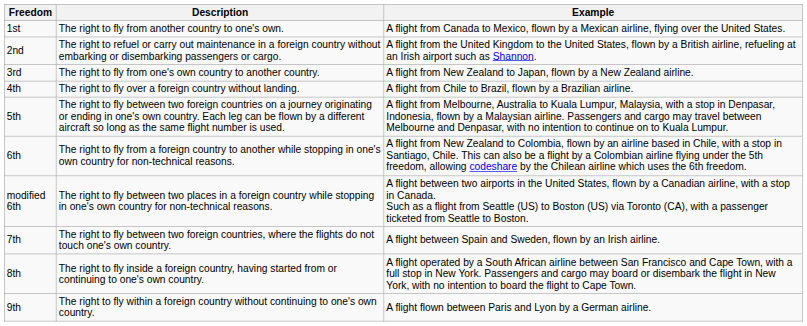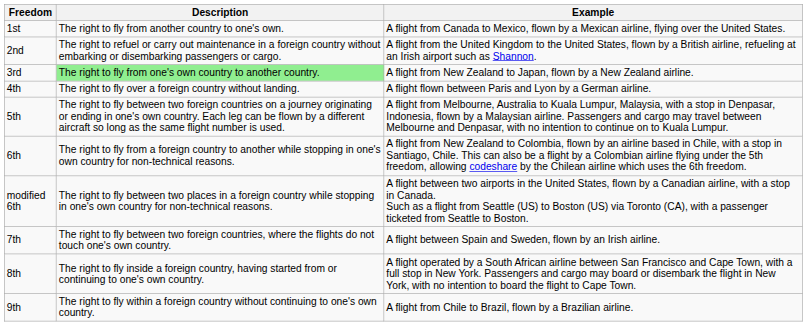(189, 72) no background -> (189, 72) lightgreen background
(510, 89) A flight from Chile to Brazil, flown by a Brazilian airline. -> (519, 89) A flight flown between Paris and Lyon by a German airline.
(519, 307) A flight flown between Paris and Lyon by a German airline. -> (510, 307) A flight from Chile to Brazil, flown by a Brazilian airline.
